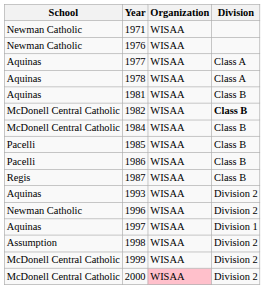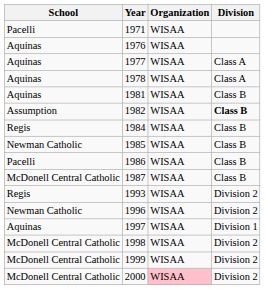(44, 29) Newman Catholic -> (21, 29) Pacelli
(44, 45) Newman Catholic -> (24, 45) Aquinas
(63, 111) McDonell Central Catholic -> (32, 111) Assumption
(63, 128) McDonell Central Catholic -> (19, 128) Regis
(21, 144) Pacelli -> (44, 144) Newman Catholic
(19, 177) Regis -> (63, 177) McDonell Central Catholic
(24, 194) Aquinas -> (19, 194) Regis
(32, 243) Assumption -> (63, 243) McDonell Central Catholic
